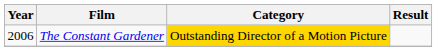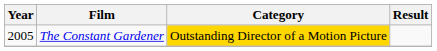(21, 35) 2006 -> (21, 35) 2005
